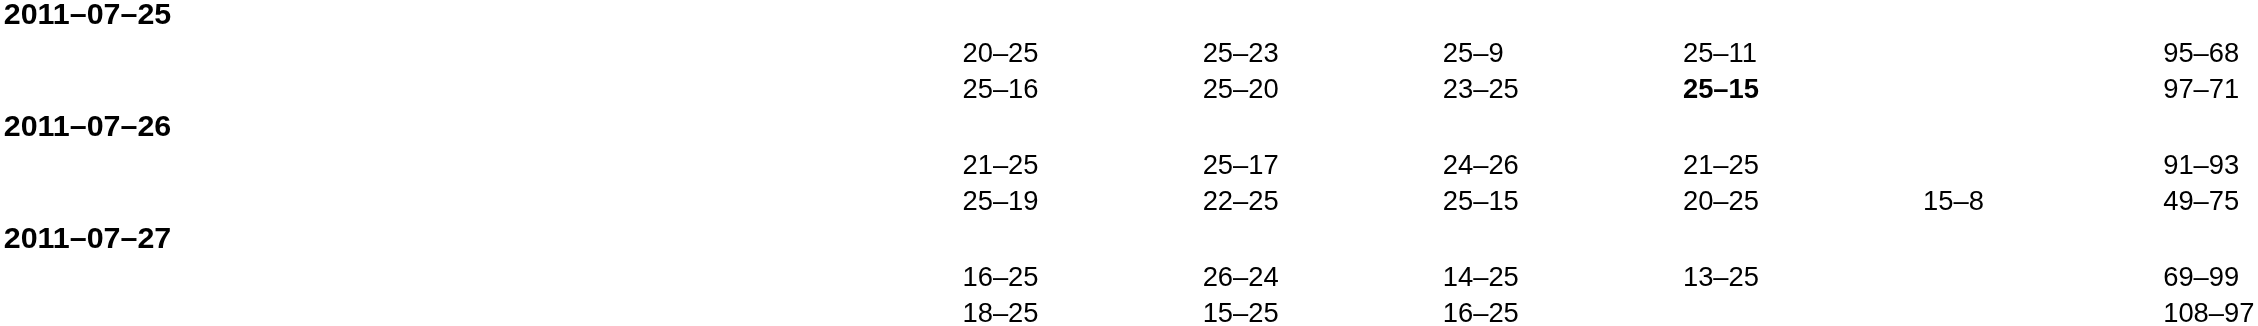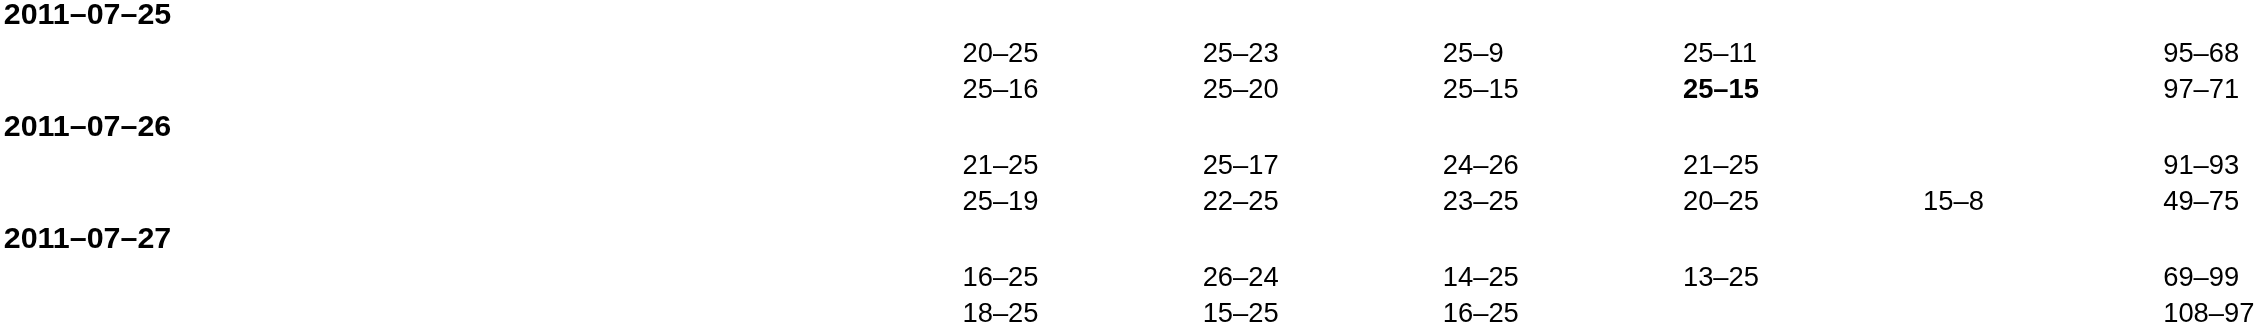(1481, 89) 23–25 -> (1481, 89) 25–15
(1481, 201) 25–15 -> (1481, 201) 23–25
